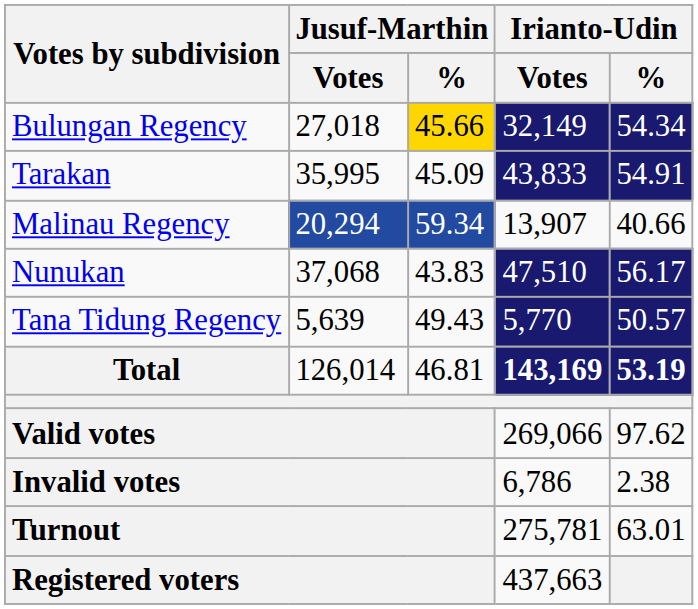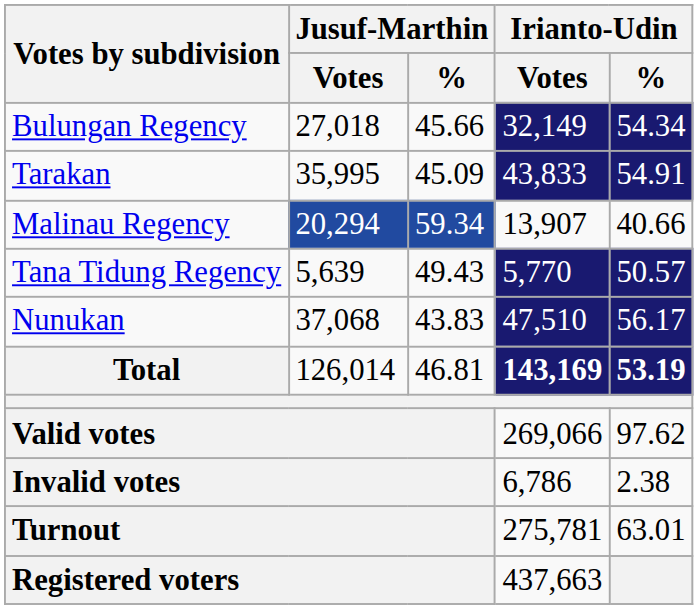(450, 126) gold background -> (450, 126) no background
rows swapped: (68, 272) <-> (147, 321)
